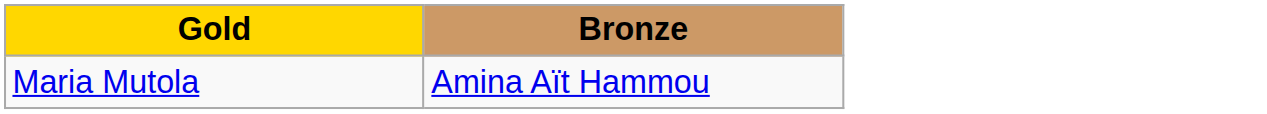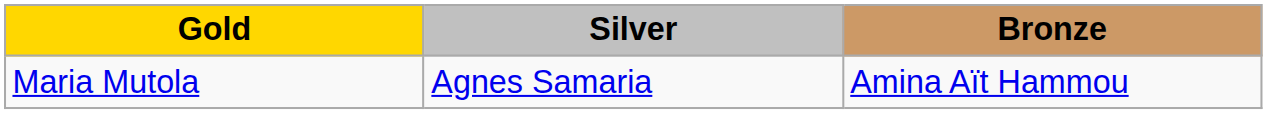+ column: (633, 30)
